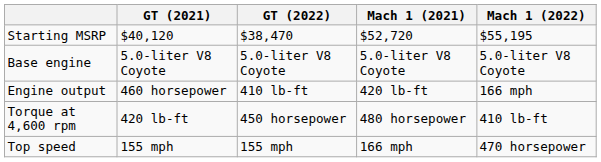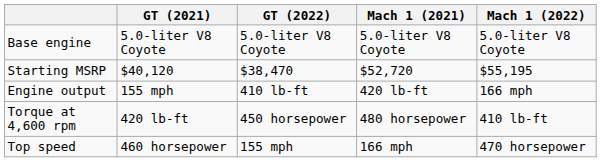rows swapped: (57, 35) <-> (49, 63)
(174, 91) 460 horsepower -> (147, 91) 155 mph
(147, 147) 155 mph -> (174, 147) 460 horsepower
